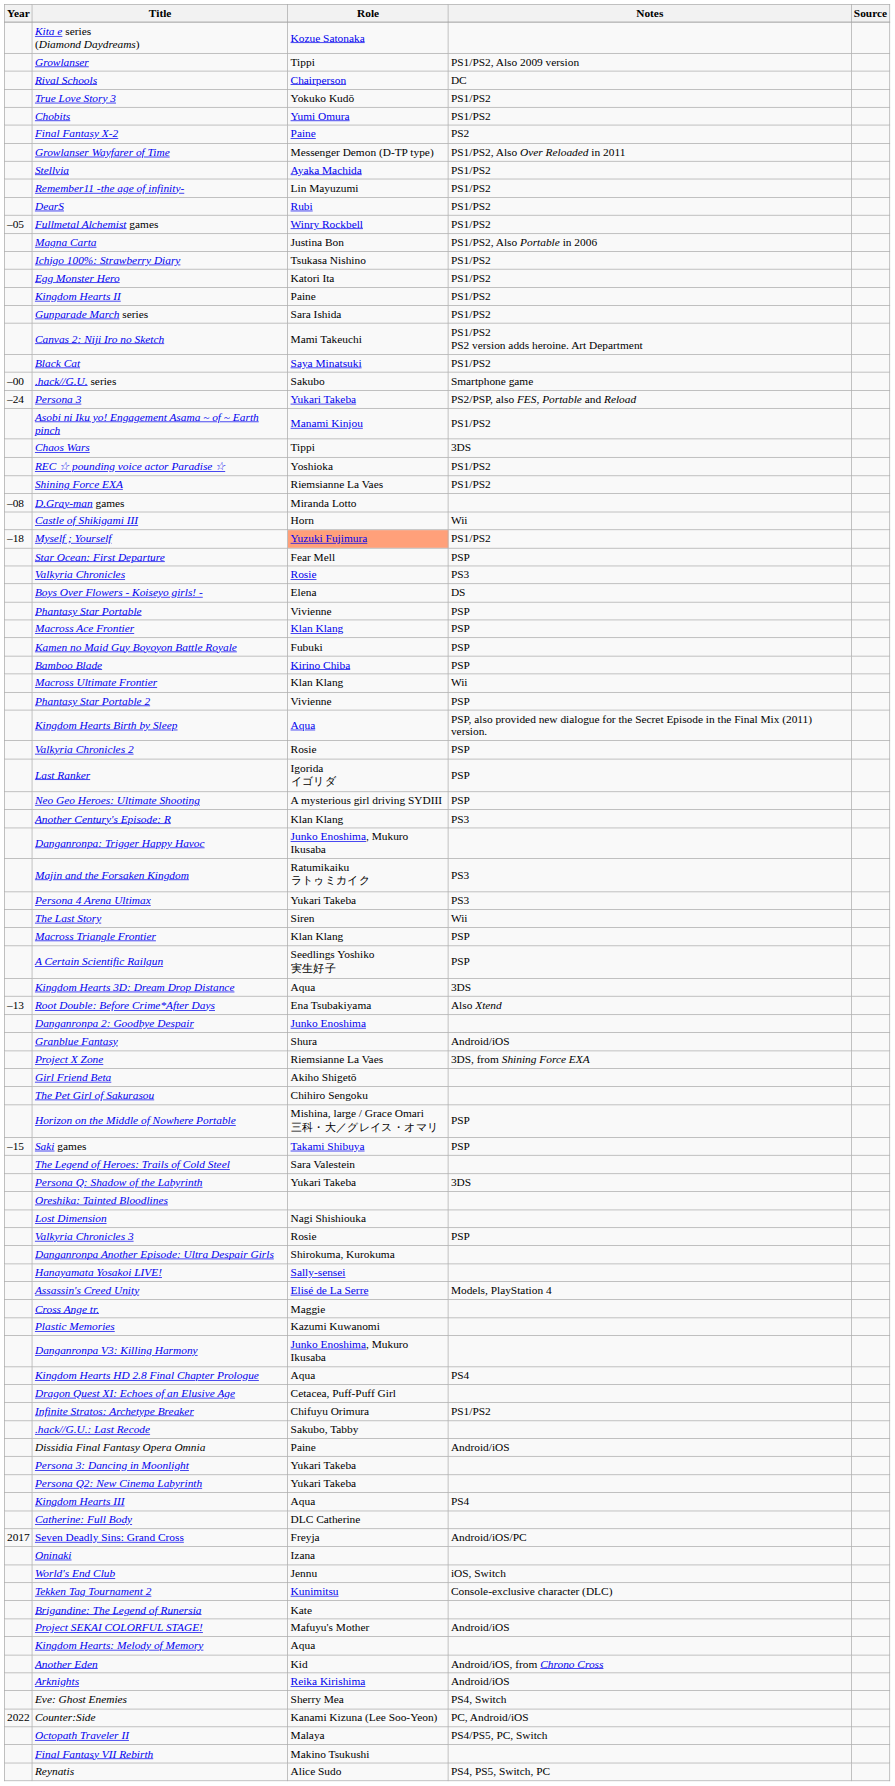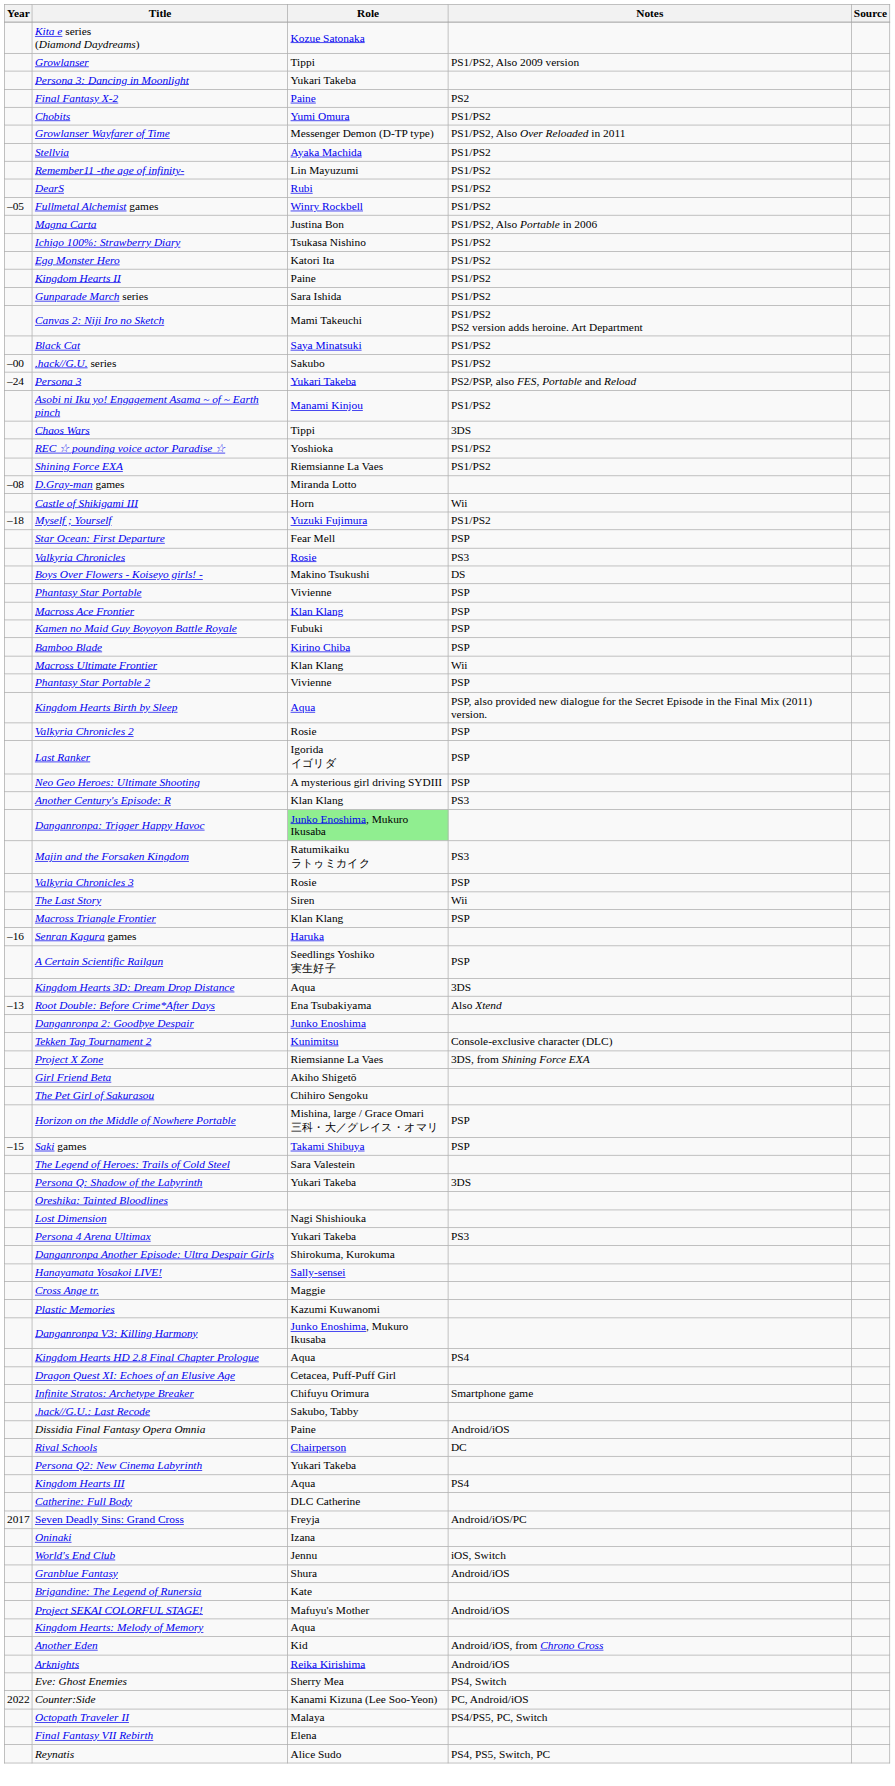rows swapped: (66, 80) <-> (112, 1465)
- row: (75, 98)
rows swapped: (77, 134) <-> (53, 116)
(492, 381) Smartphone game -> (471, 363) PS1/PS2
(329, 538) lightsalmon background -> (329, 520) no background
(304, 593) Elena -> (330, 575) Makino Tsukushi
(349, 843) no background -> (349, 825) lightgreen background
rows swapped: (84, 1236) <-> (93, 900)
+ row: (86, 936)
rows swapped: (93, 1591) <-> (76, 1041)
- row: (87, 1290)
(471, 1411) PS1/PS2 -> (492, 1393) Smartphone game
(330, 1753) Makino Tsukushi -> (304, 1735) Elena
